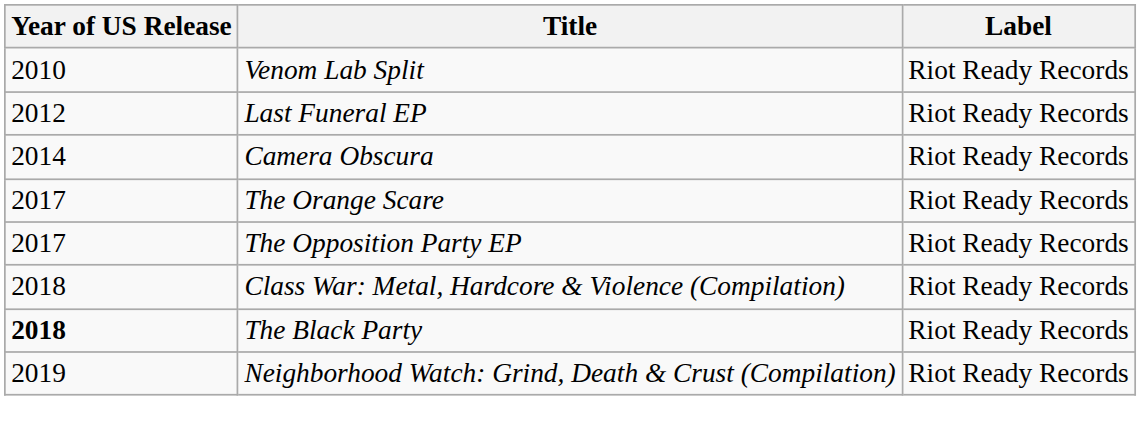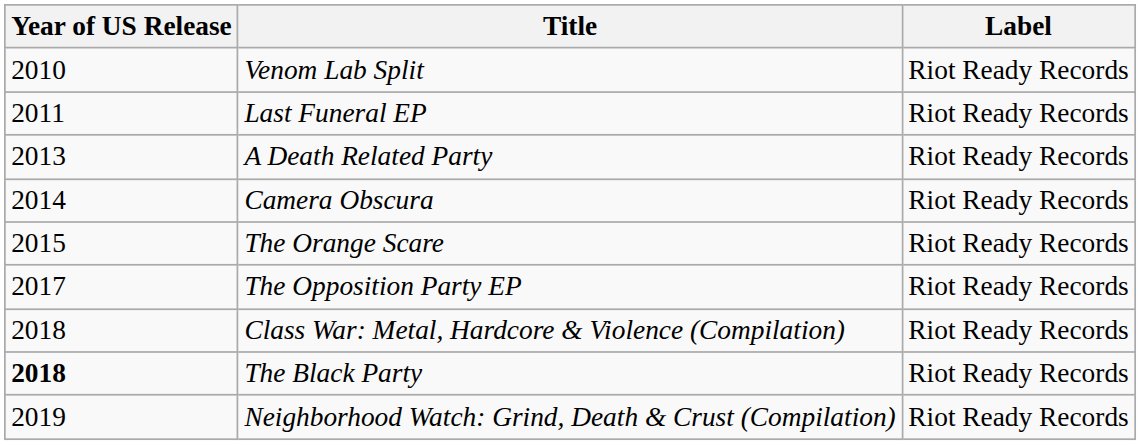(39, 112) 2012 -> (38, 112) 2011
+ row: (368, 156)
(39, 199) 2017 -> (39, 243) 2015
